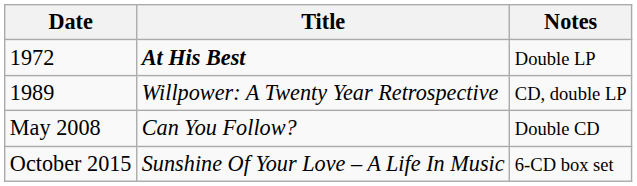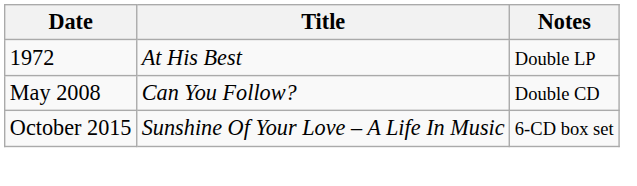(194, 57) bold -> (192, 57) normal
- row: (32, 92)
